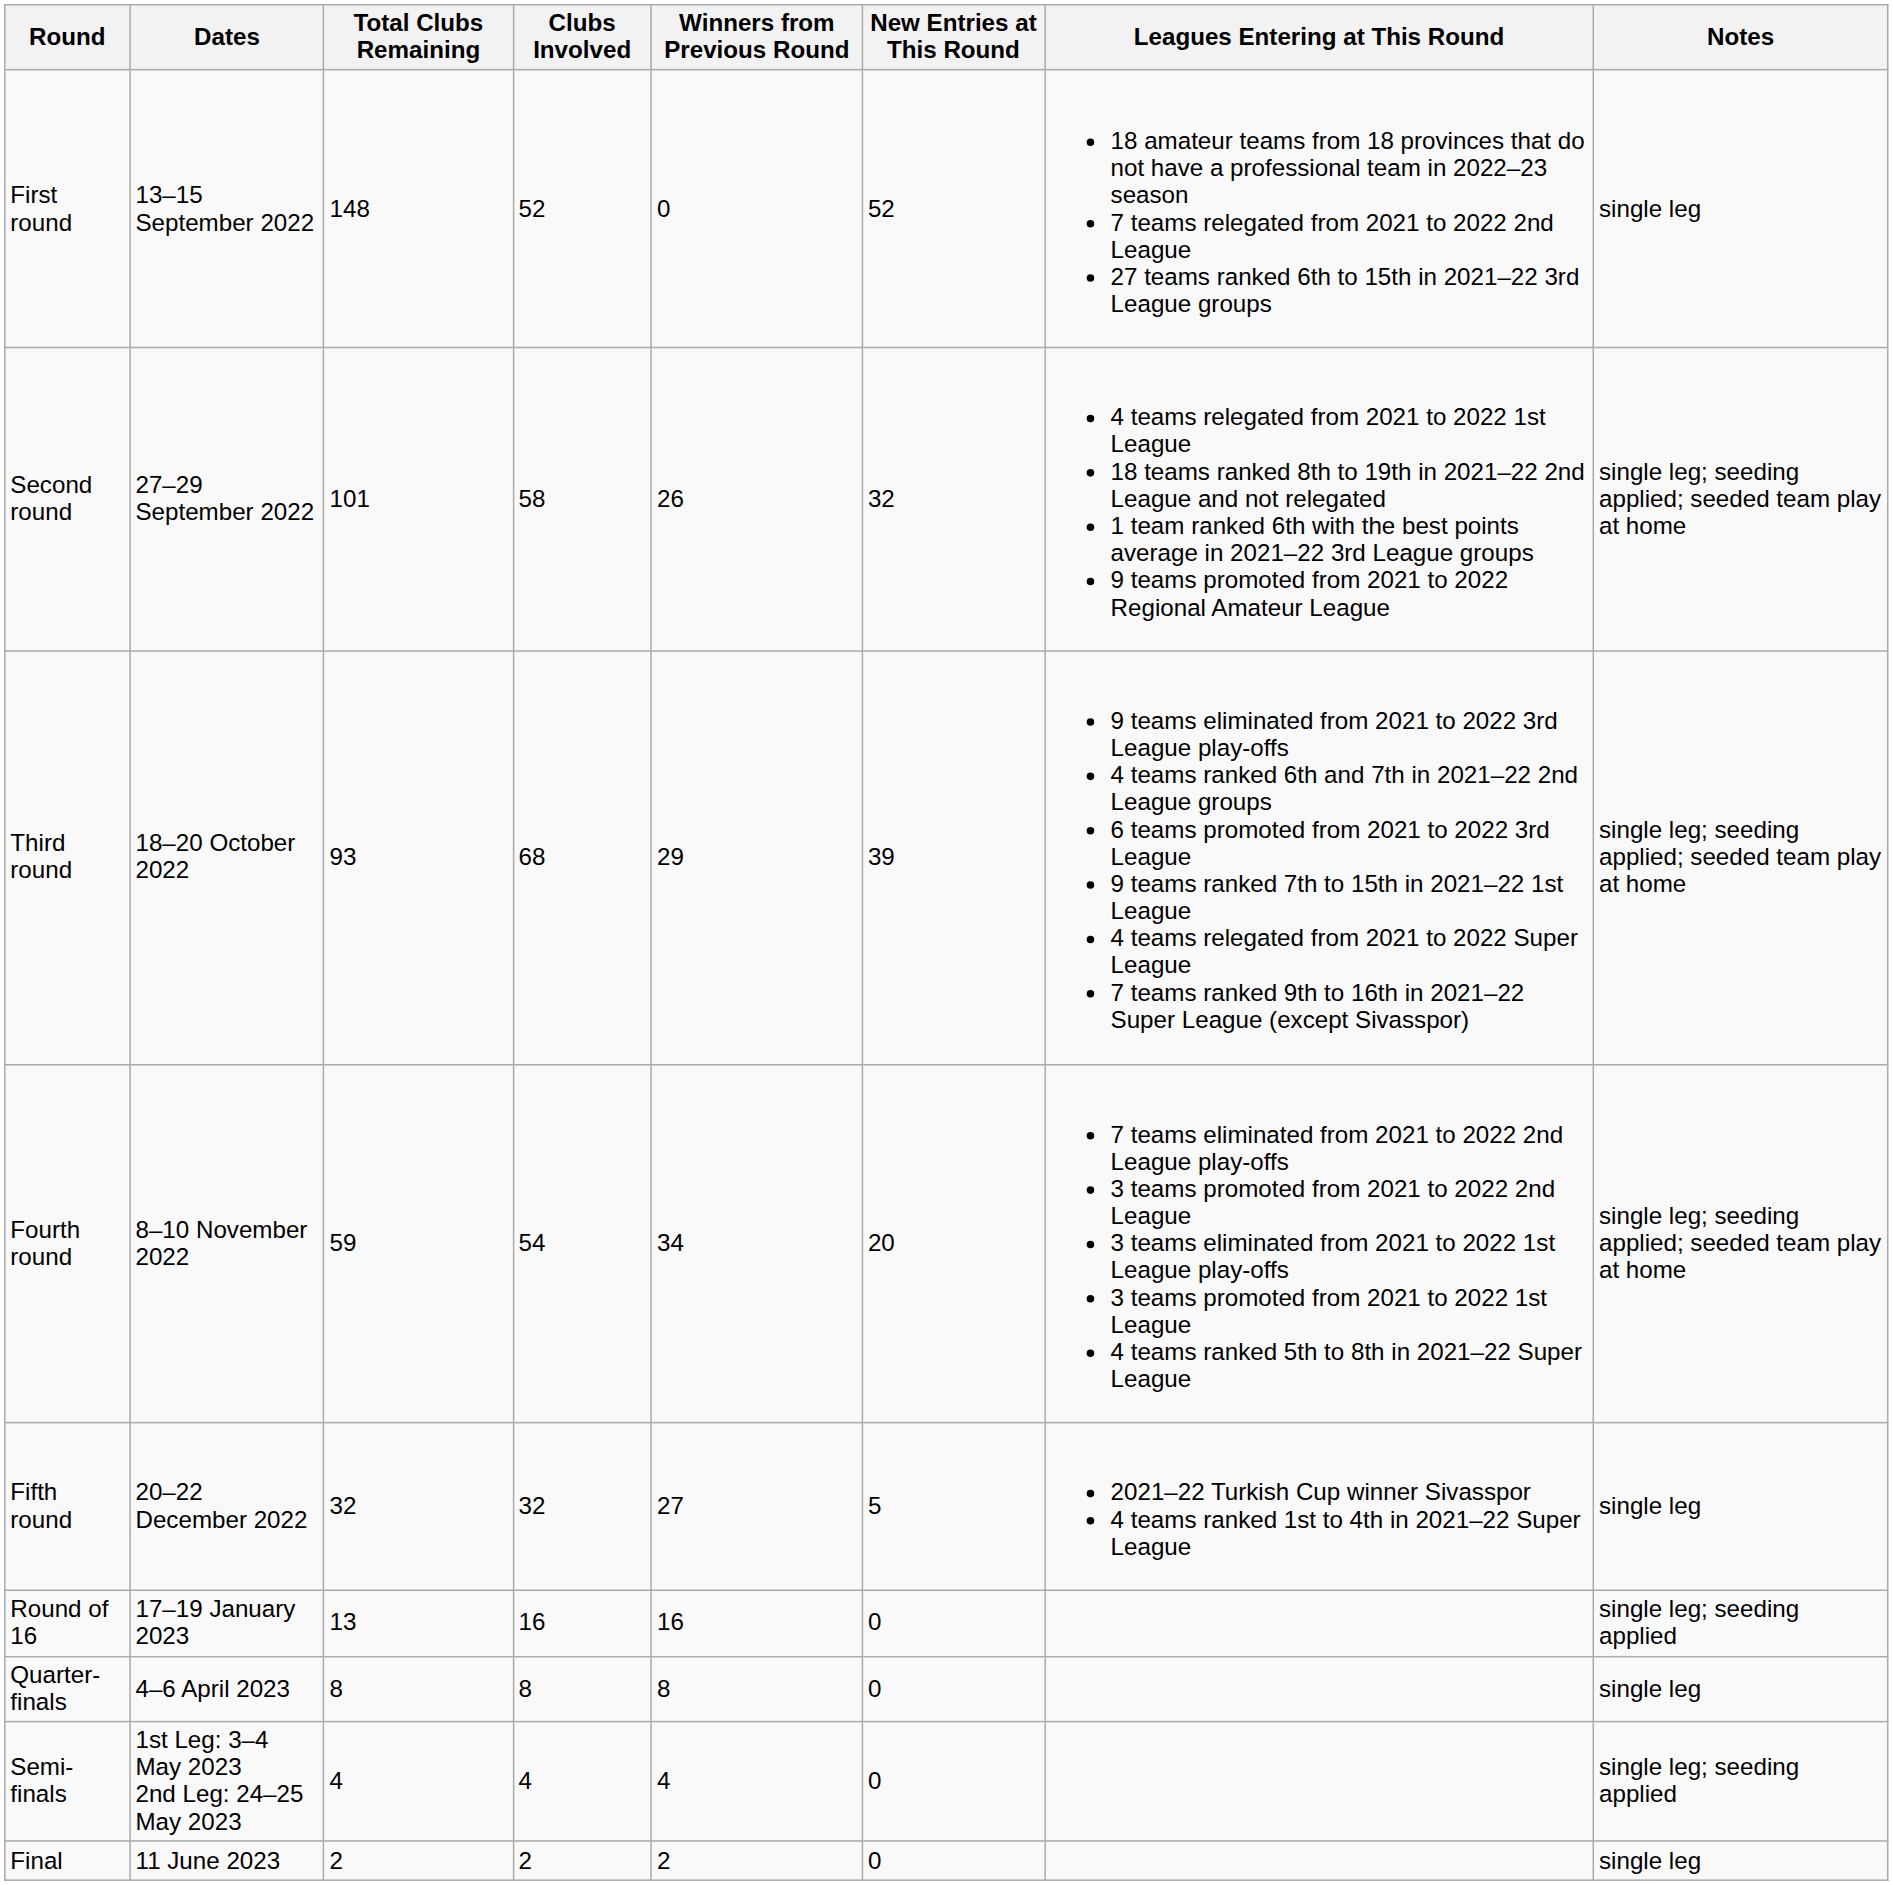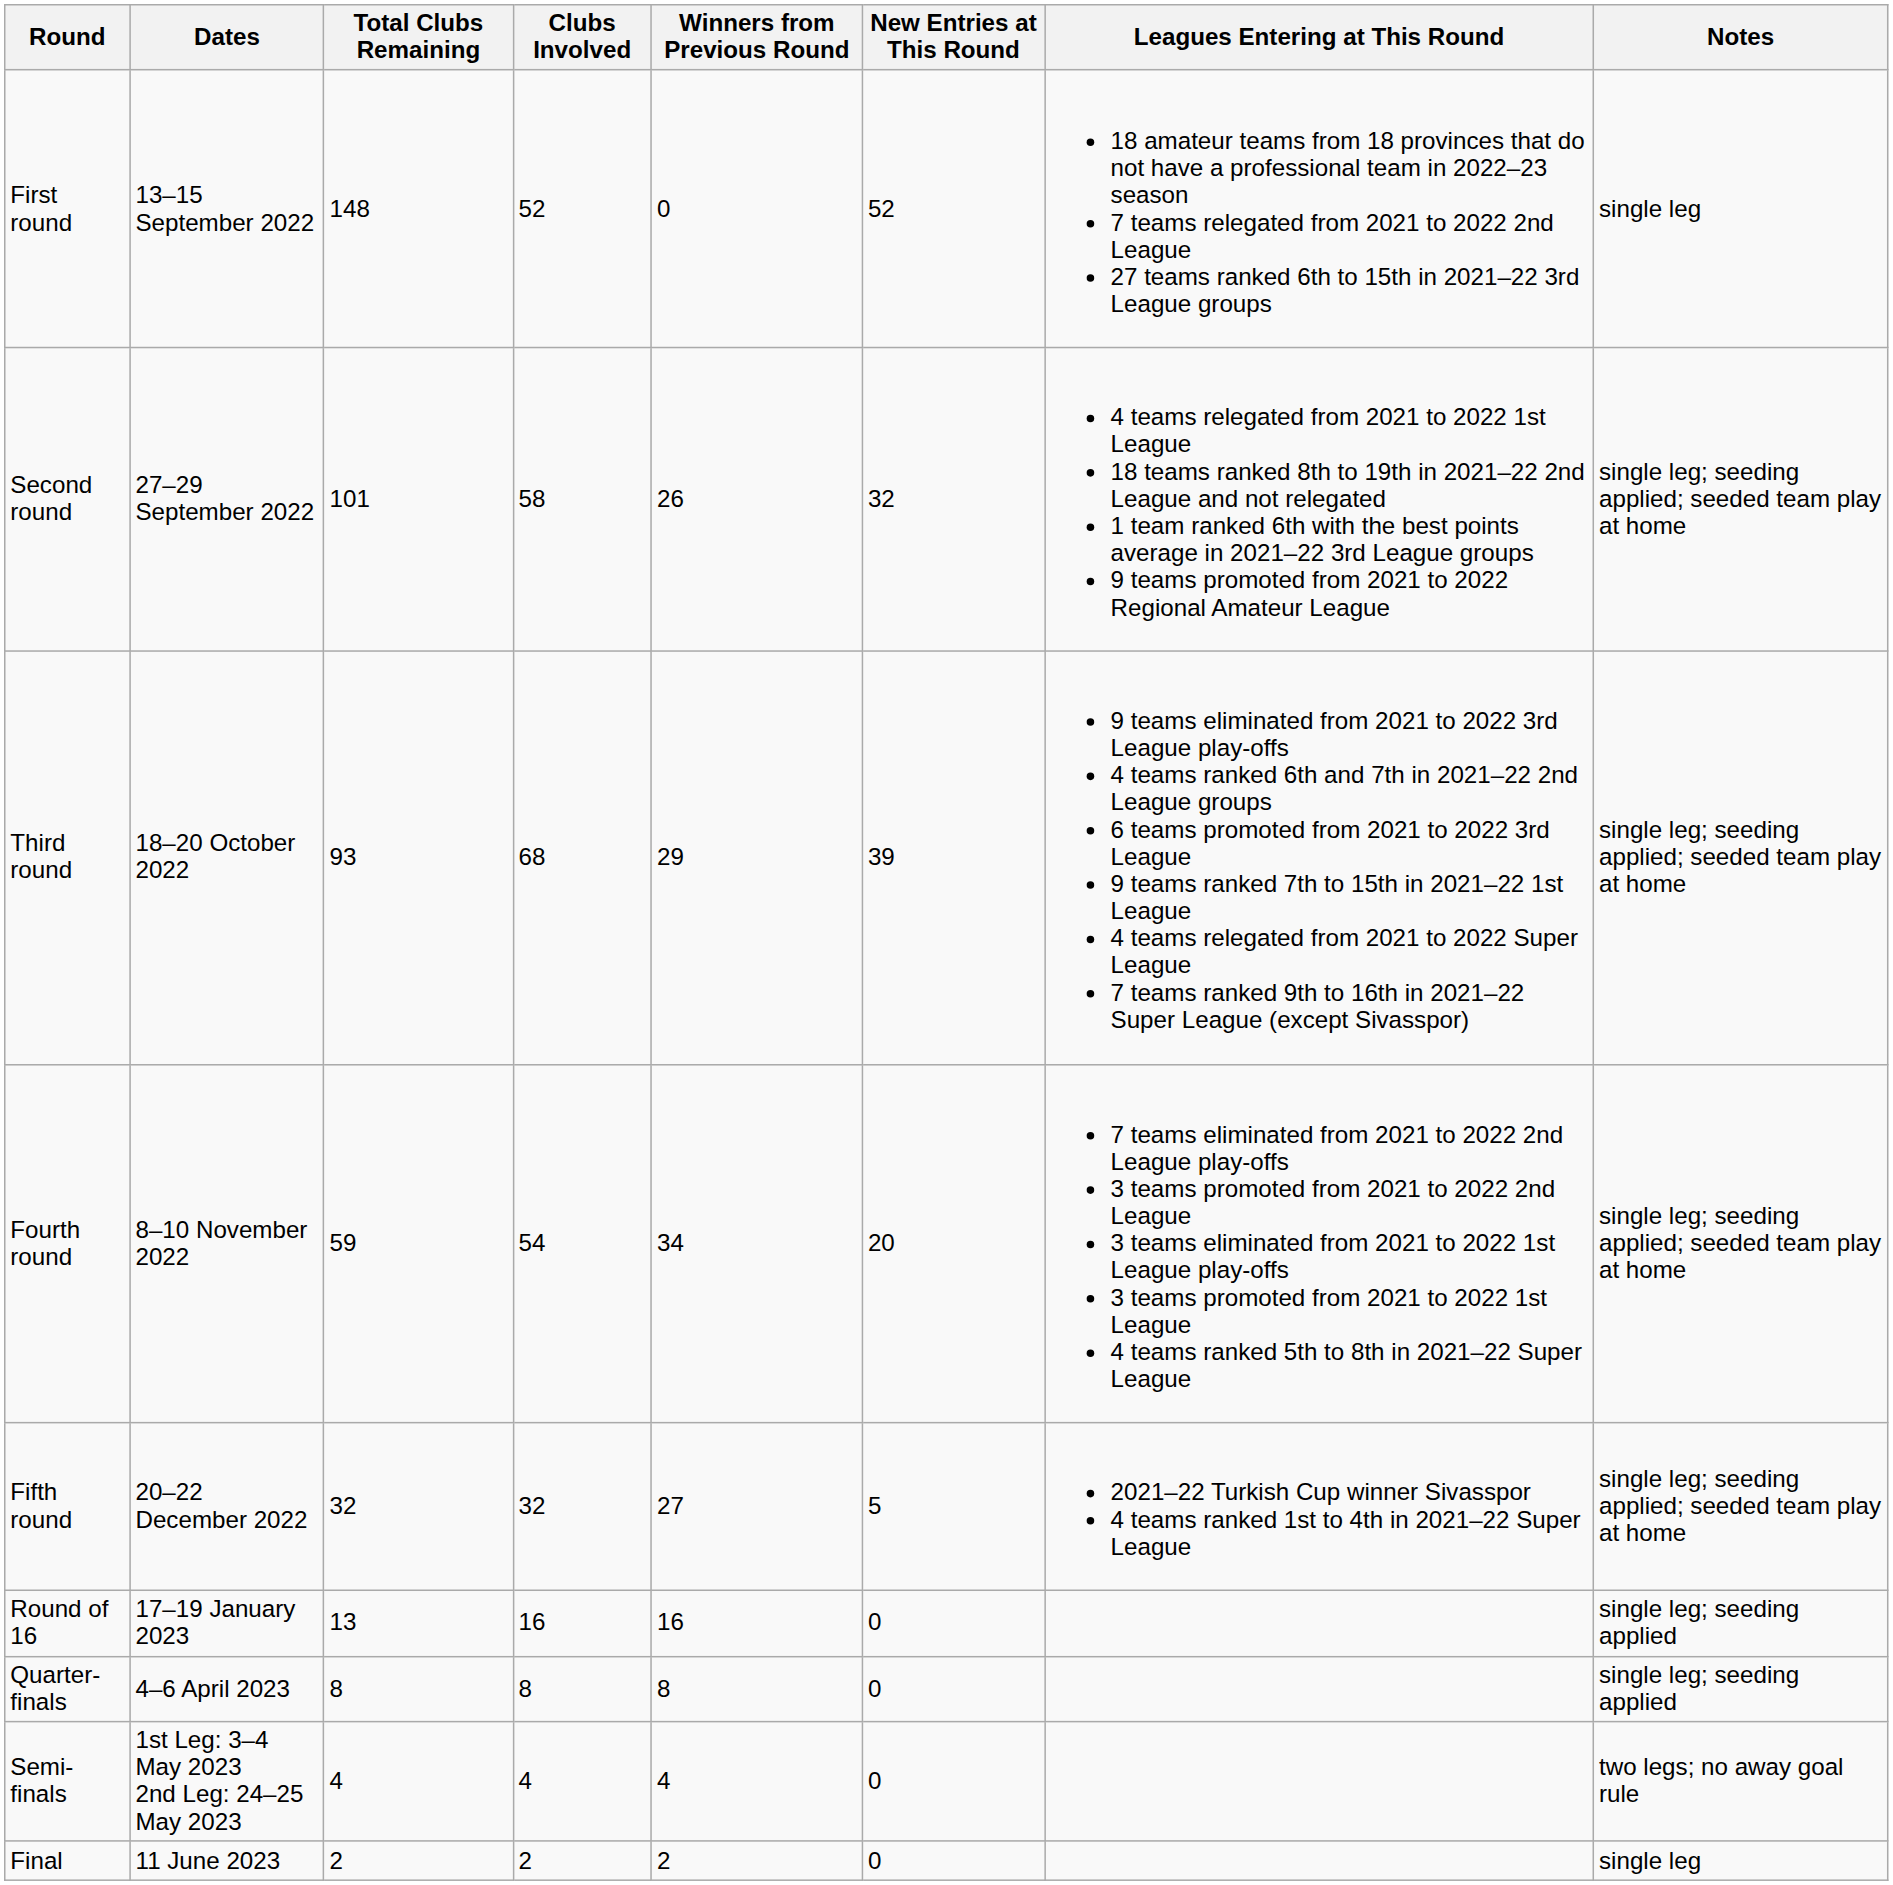(1650, 1506) single leg -> (1740, 1506) single leg; seeding applied; seeded team play at home
(1650, 1688) single leg -> (1699, 1688) single leg; seeding applied
(1699, 1781) single leg; seeding applied -> (1721, 1781) two legs; no away goal rule
